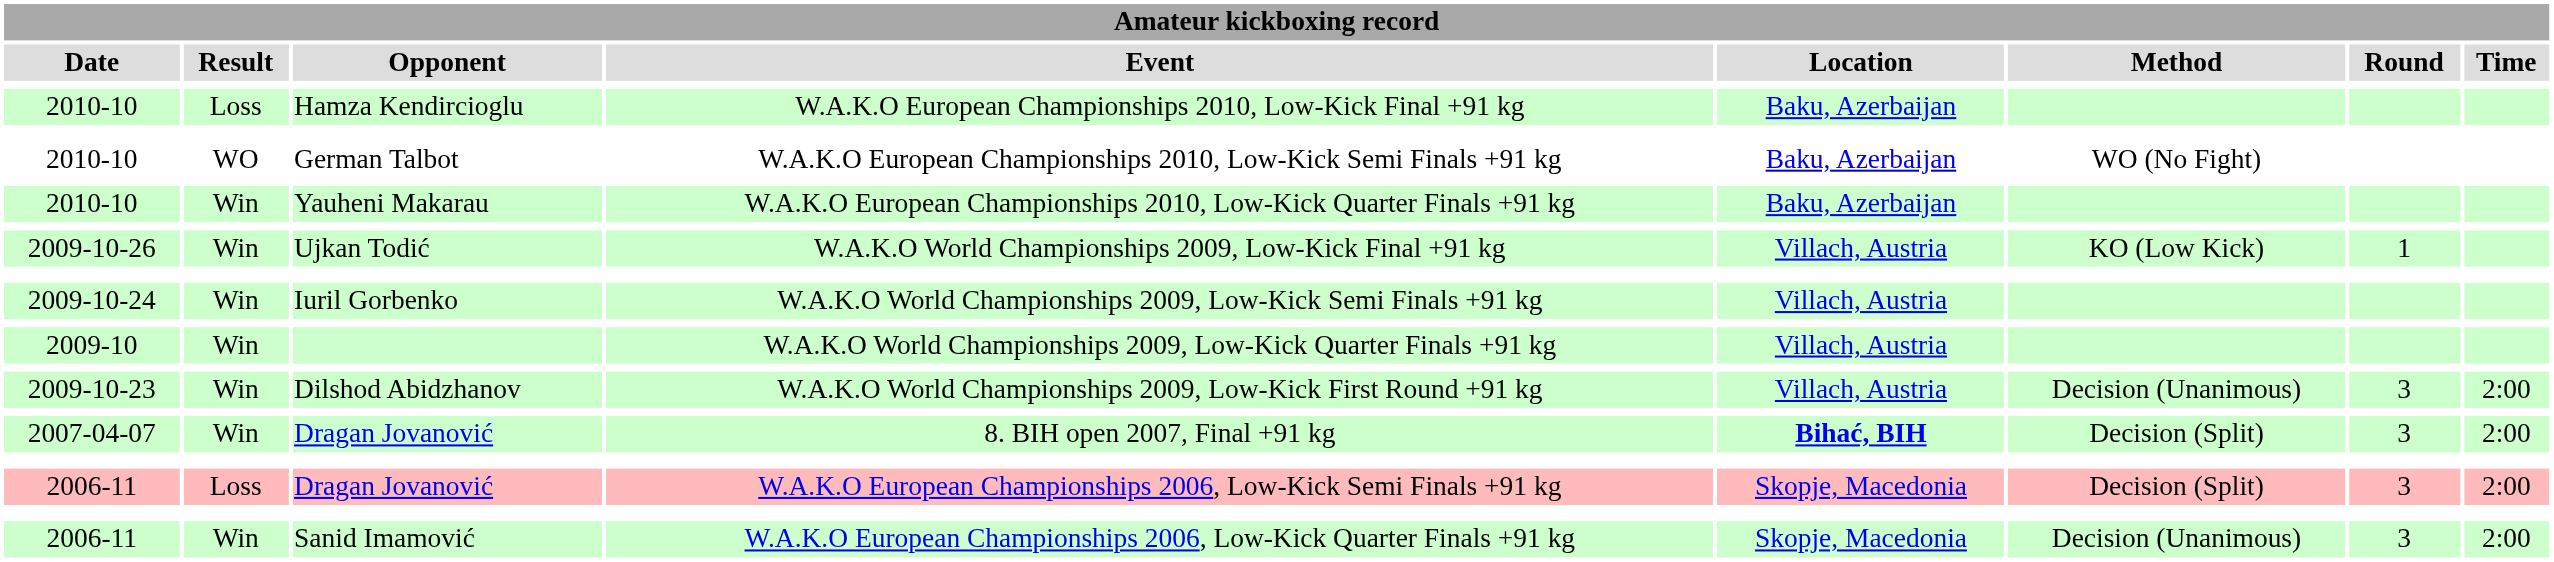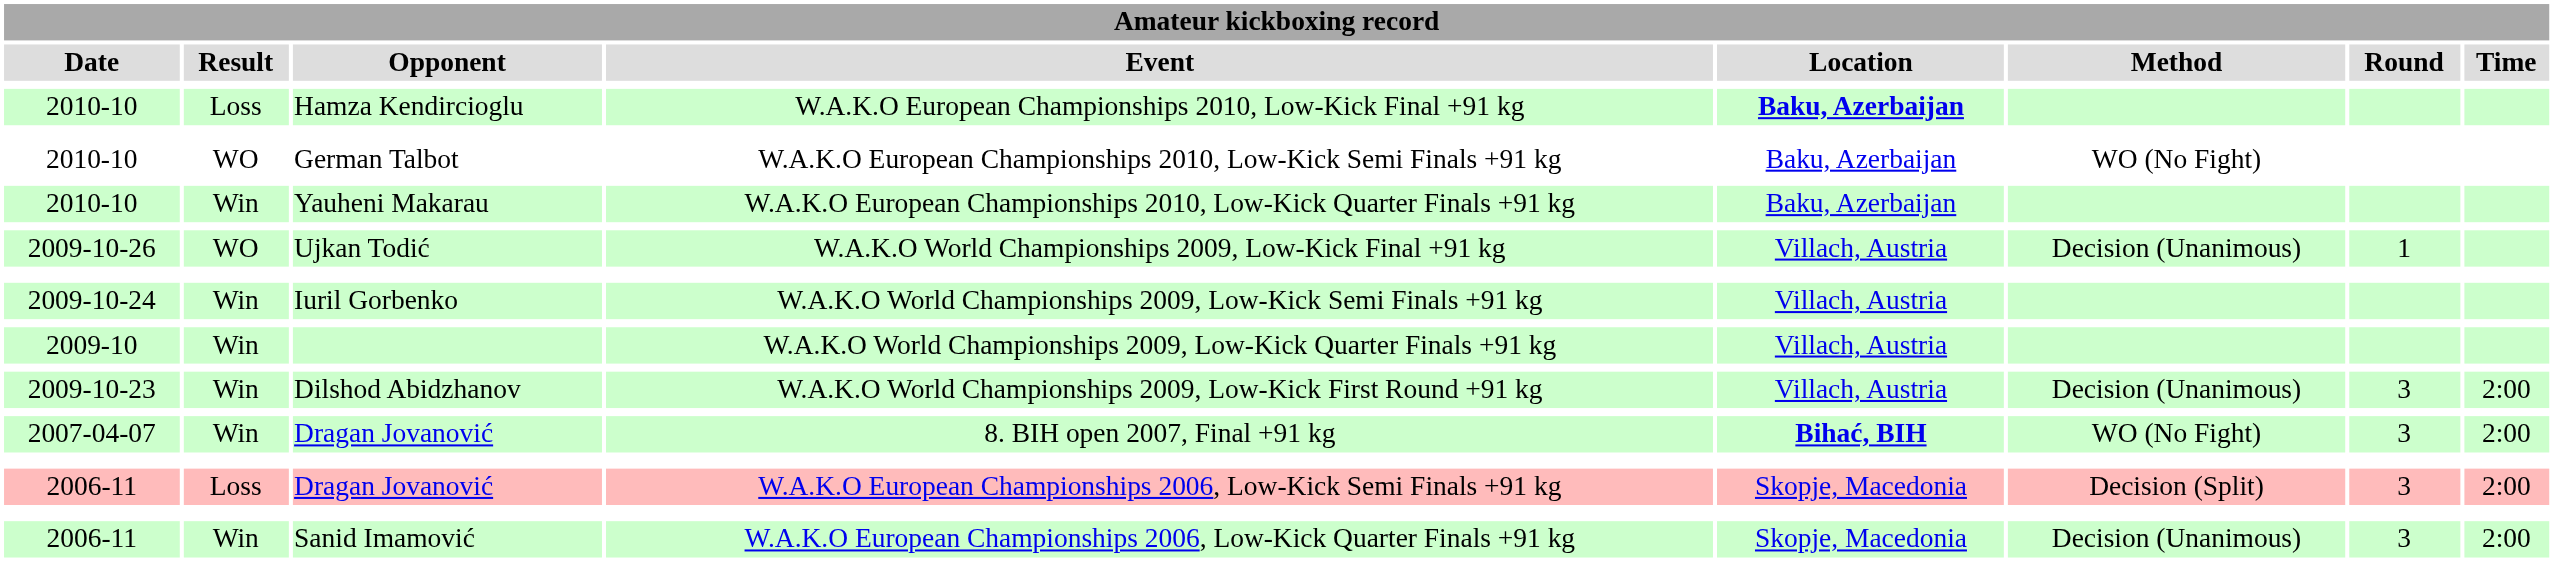(1861, 106) normal -> (1861, 106) bold
(236, 248) Win -> (236, 248) WO
(2177, 248) KO (Low Kick) -> (2177, 248) Decision (Unanimous)
(2176, 434) Decision (Split) -> (2177, 434) WO (No Fight)
